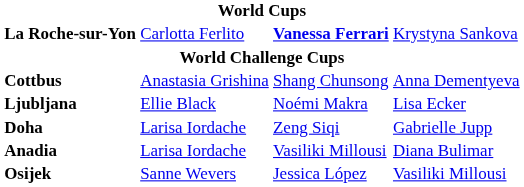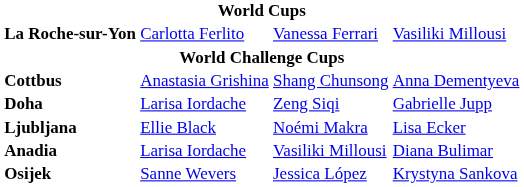(331, 34) bold -> (326, 34) normal
(455, 34) Krystyna Sankova -> (449, 34) Vasiliki Millousi
rows swapped: (24, 127) <-> (40, 103)
(450, 173) Vasiliki Millousi -> (455, 173) Krystyna Sankova
